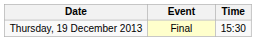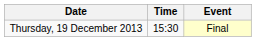columns swapped: (233, 12) <-> (181, 12)
